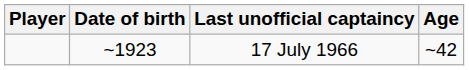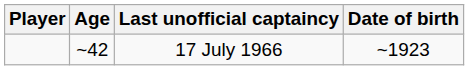columns swapped: (130, 19) <-> (441, 19)
